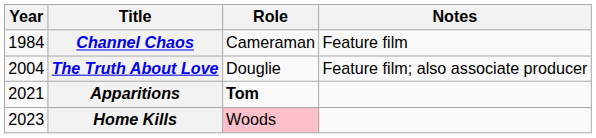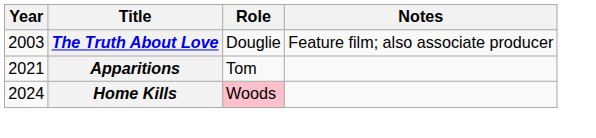- row: (135, 42)
(26, 68) 2004 -> (26, 42) 2003
(243, 94) bold -> (241, 68) normal
(26, 119) 2023 -> (26, 94) 2024
